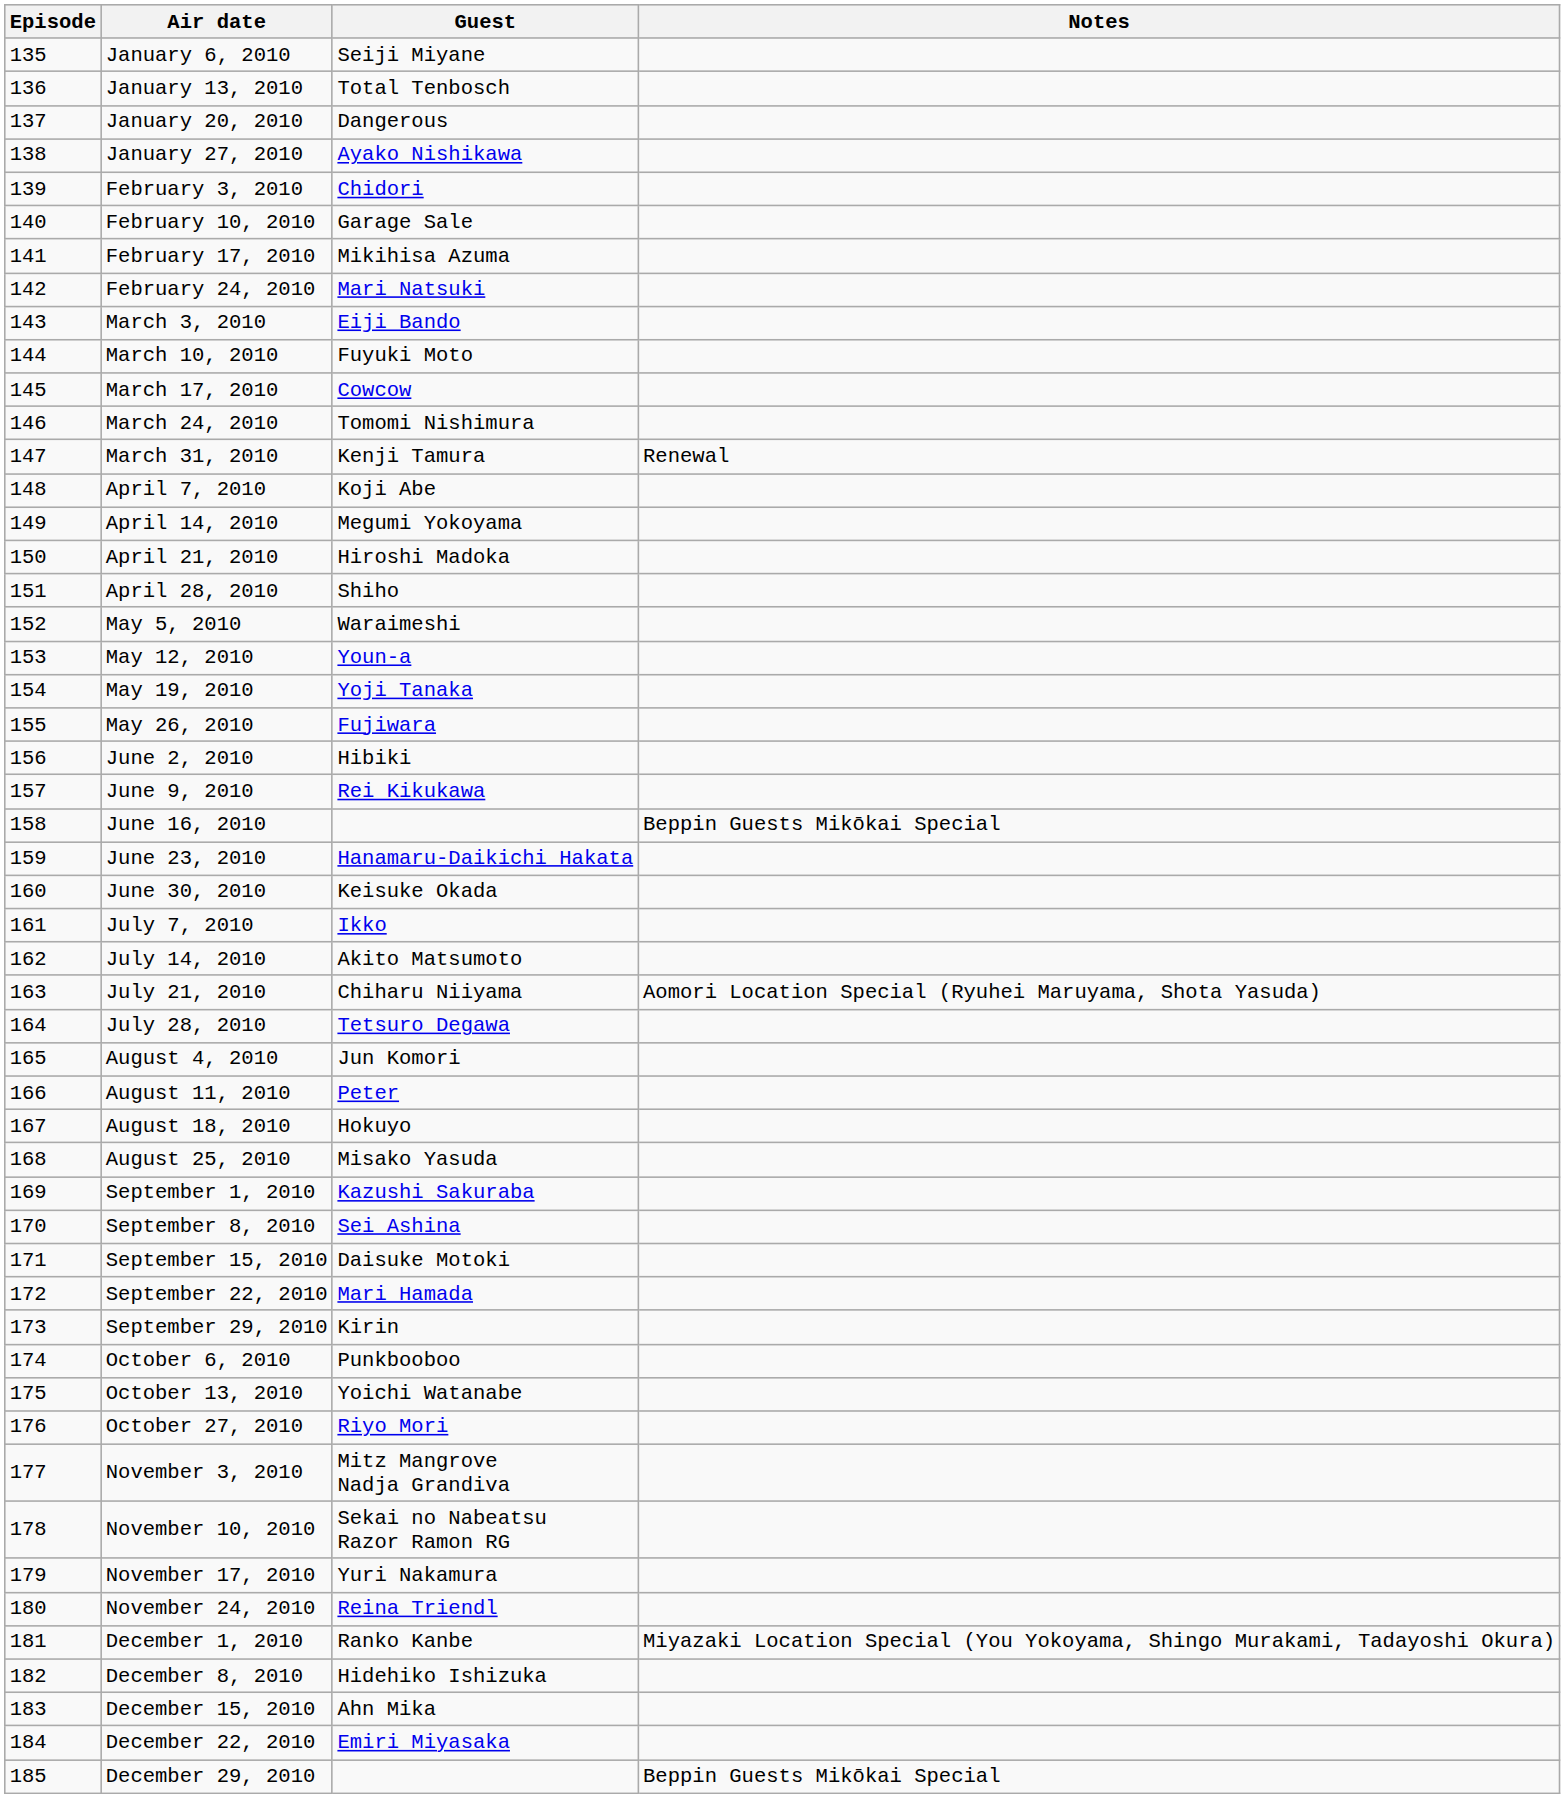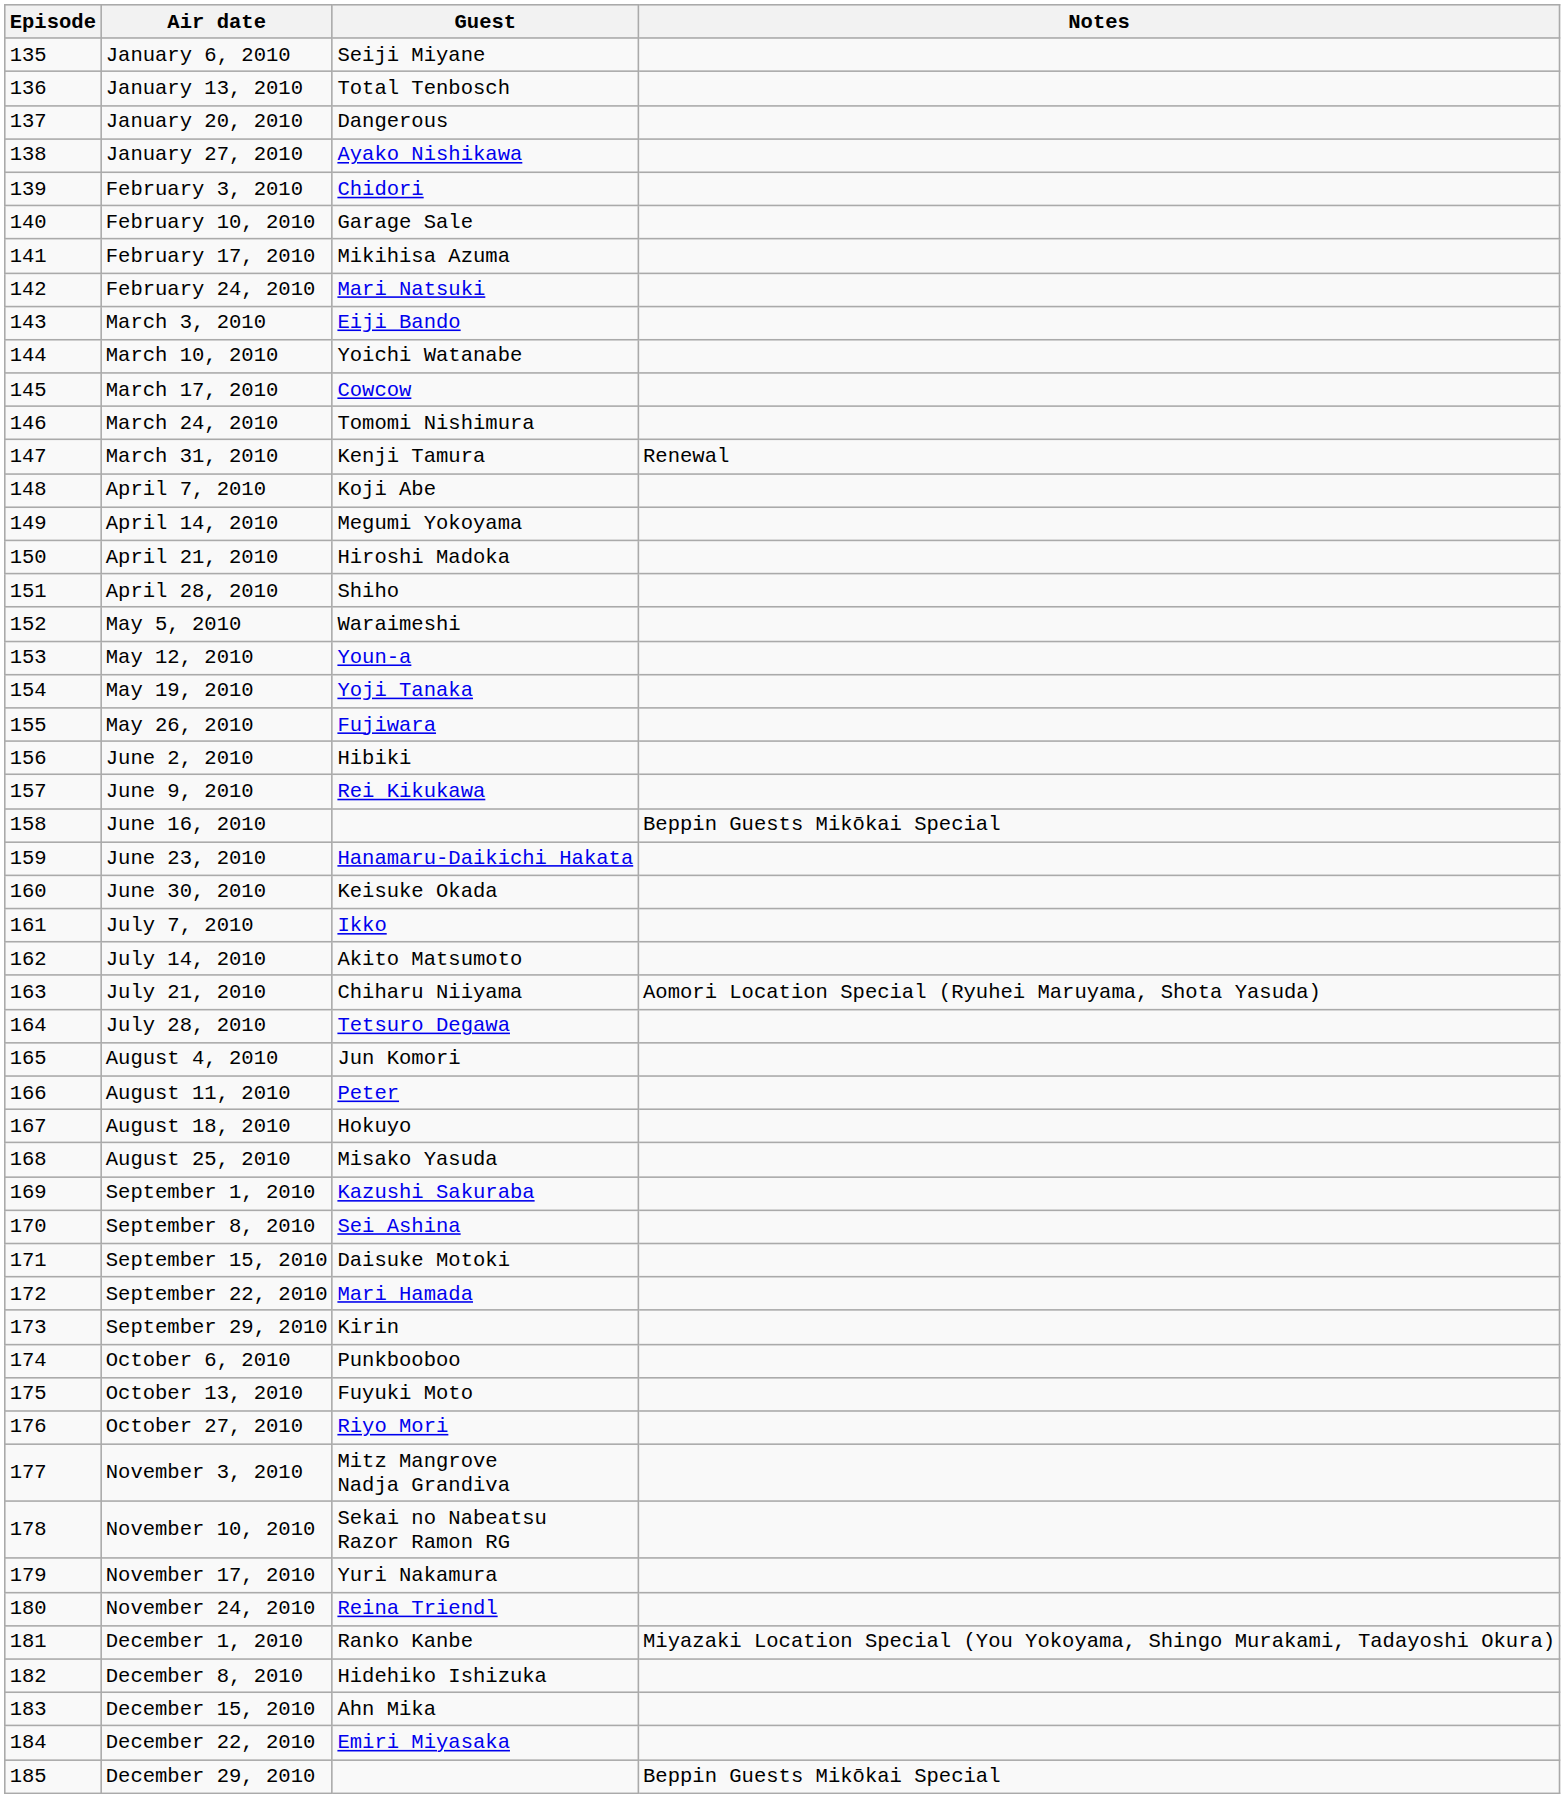(405, 356) Fuyuki Moto -> (430, 356) Yoichi Watanabe
(430, 1394) Yoichi Watanabe -> (405, 1394) Fuyuki Moto
